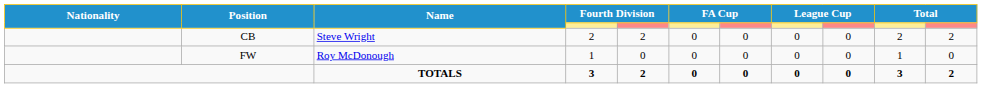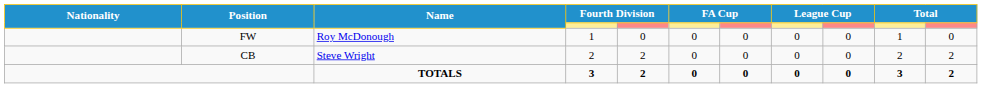rows swapped: (248, 37) <-> (248, 55)
